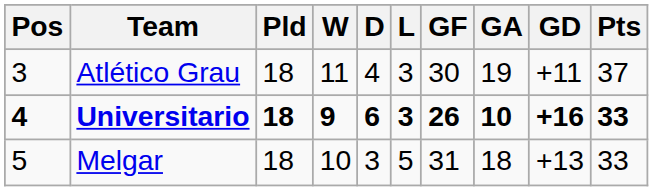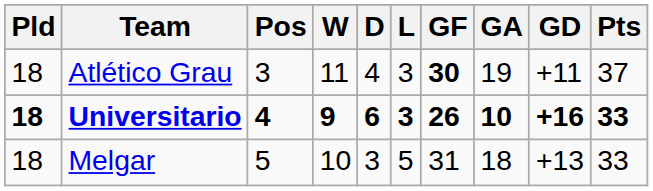columns swapped: (37, 26) <-> (285, 26)
(444, 71) normal -> (444, 71) bold
